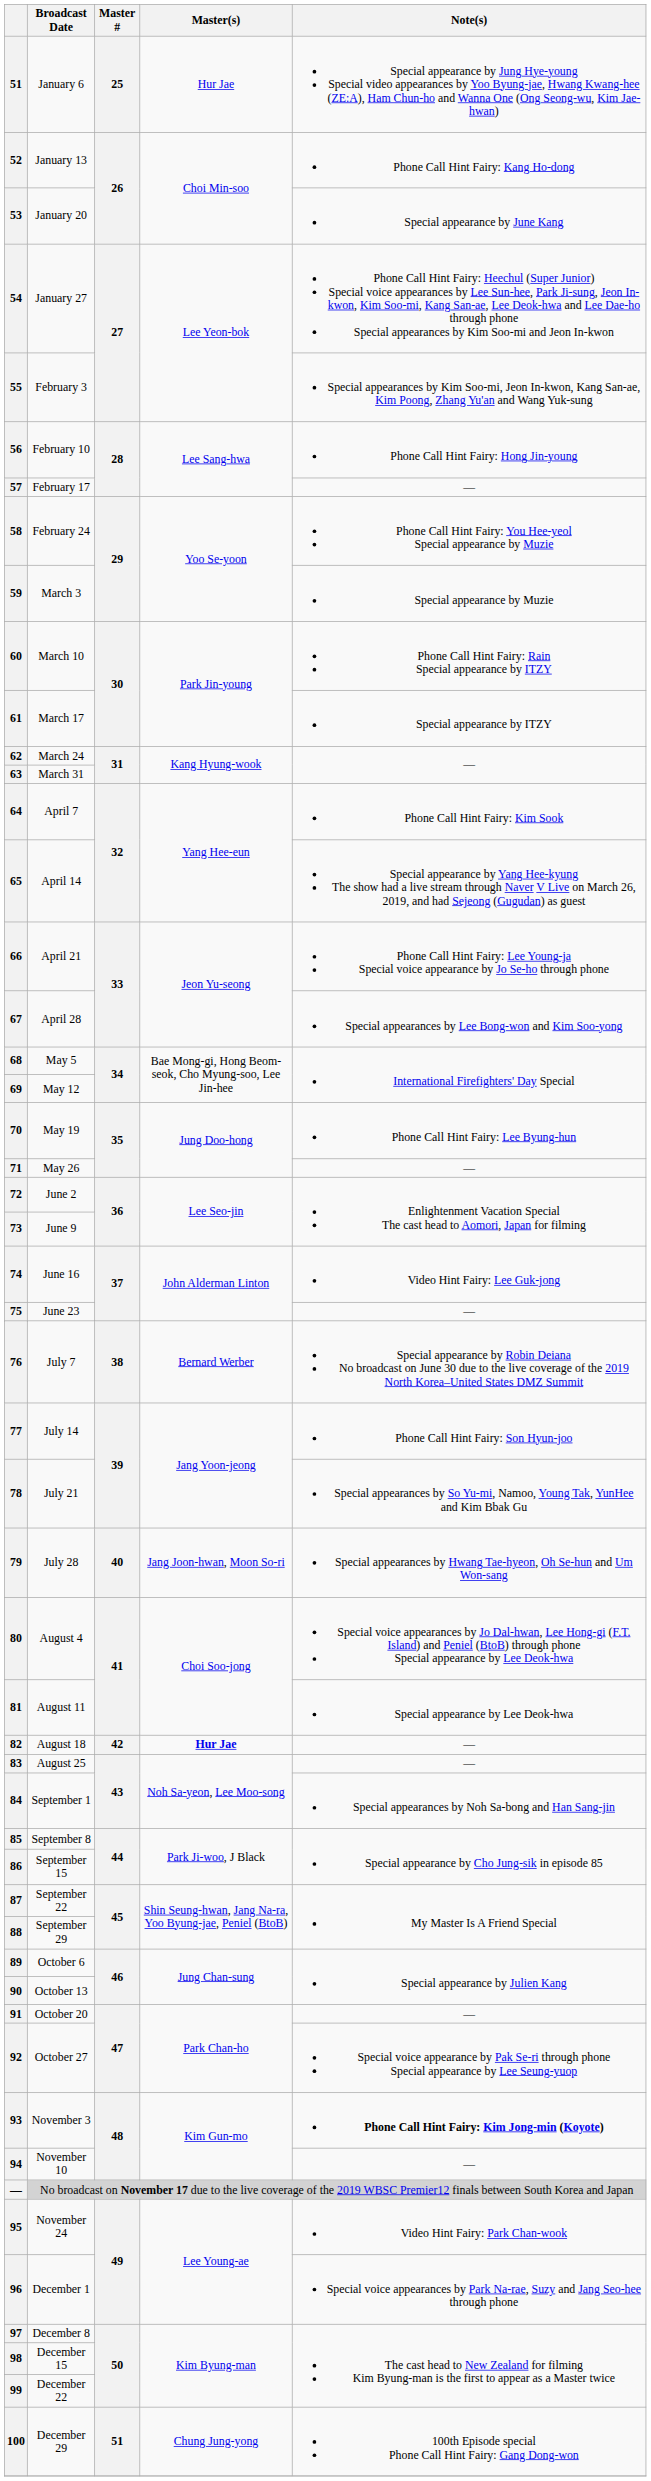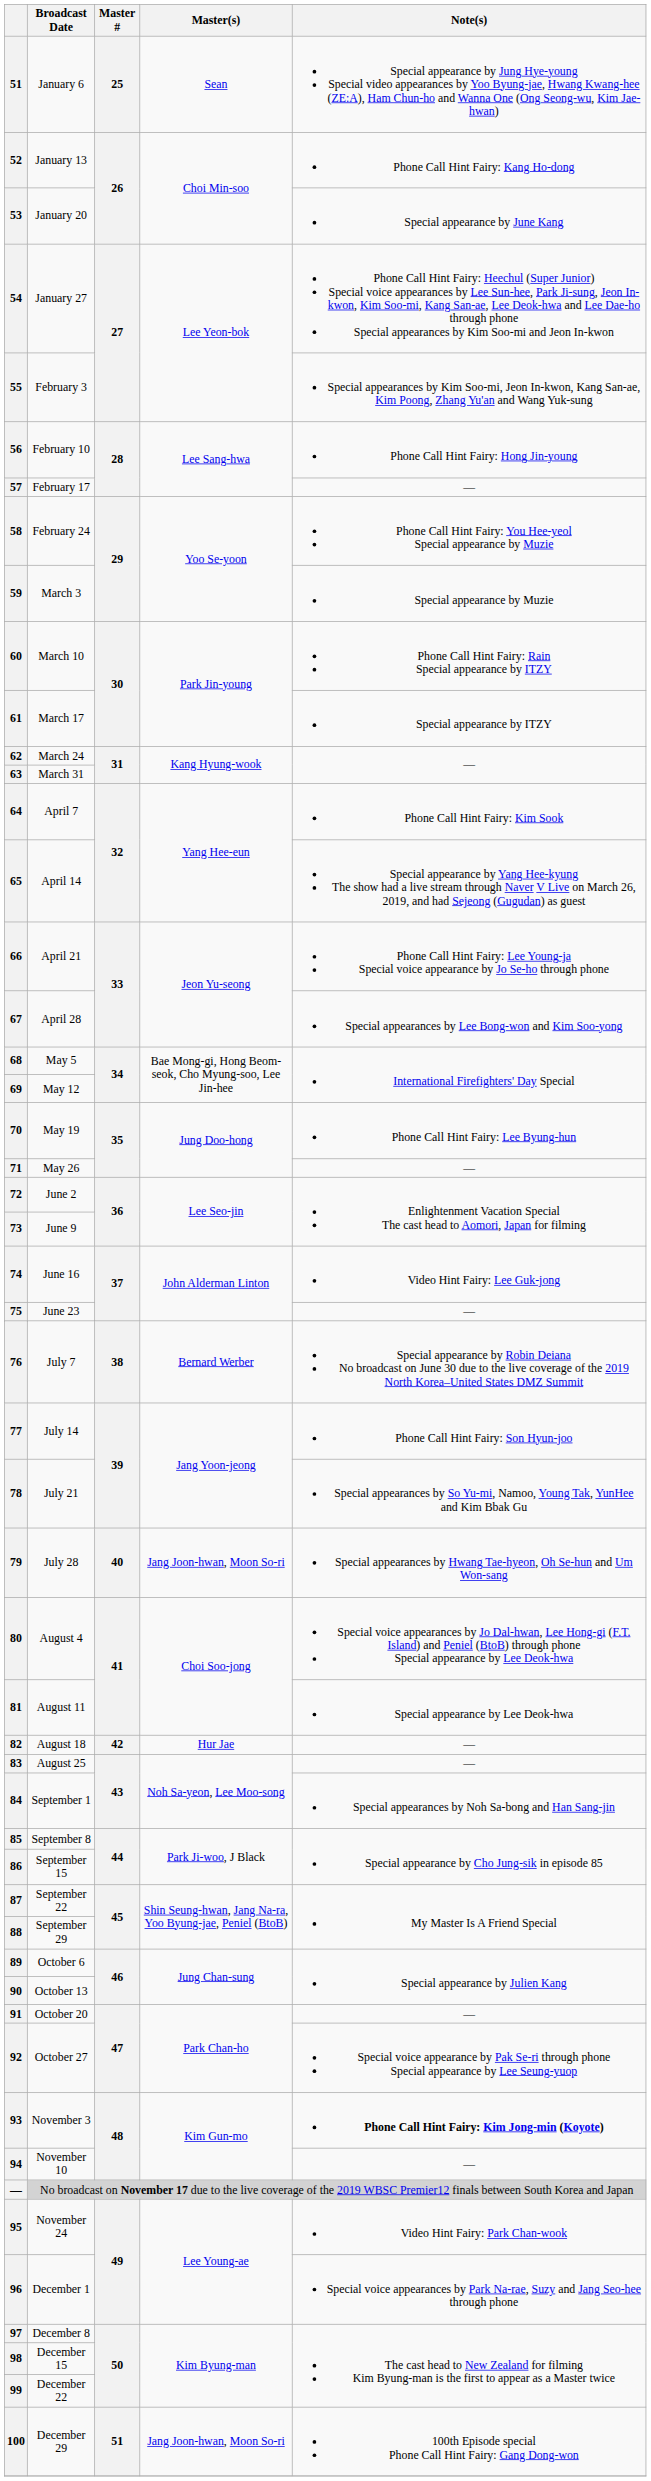(216, 84) Hur Jae -> (216, 84) Sean
(216, 1744) bold -> (216, 1744) normal
(216, 2441) Chung Jung-yong -> (216, 2441) Jang Joon-hwan, Moon So-ri
